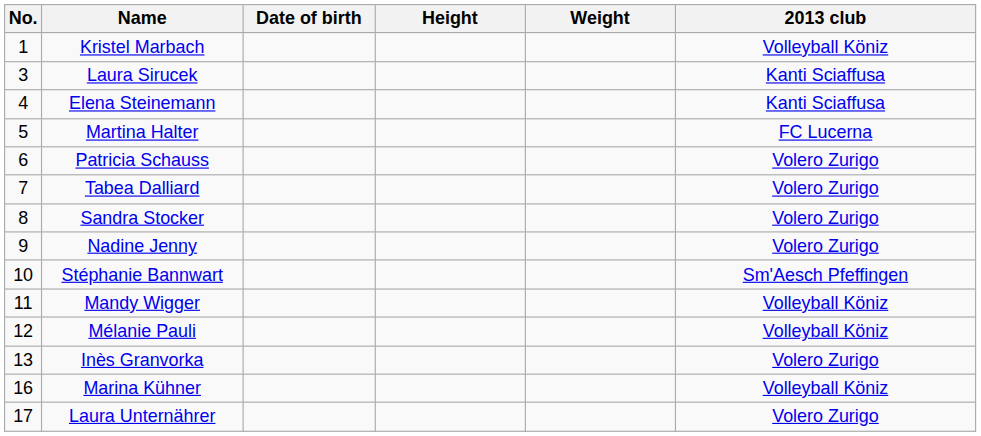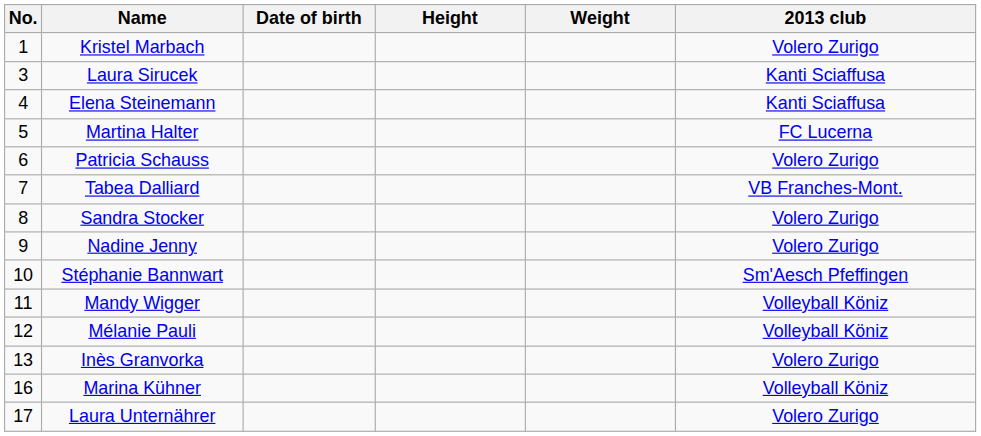(825, 47) Volleyball Köniz -> (825, 47) Volero Zurigo
(825, 189) Volero Zurigo -> (825, 189) VB Franches-Mont.
